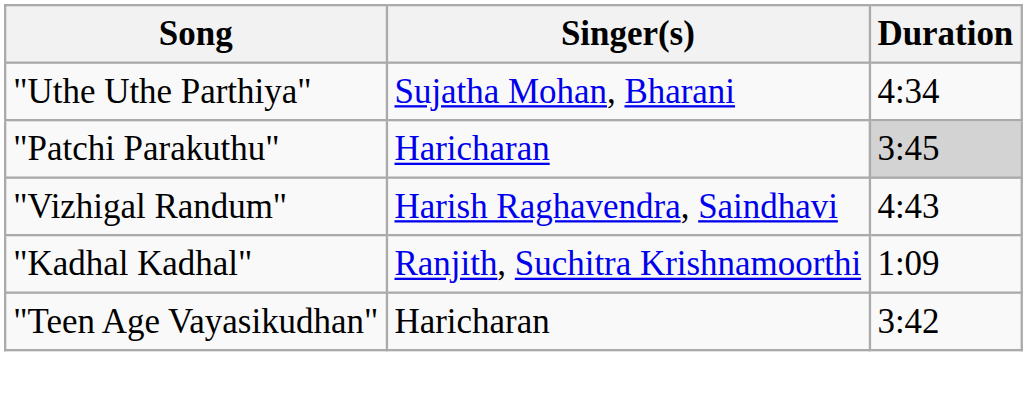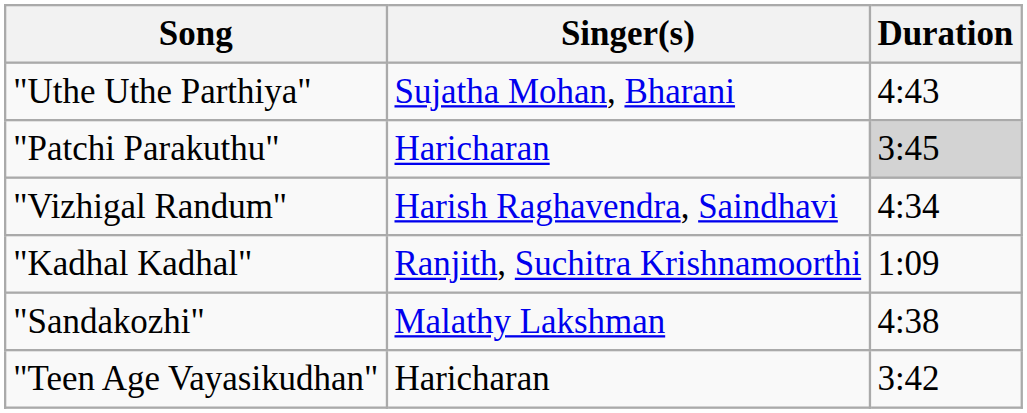(908, 91) 4:34 -> (908, 91) 4:43
(908, 206) 4:43 -> (908, 206) 4:34
+ row: (109, 321)
